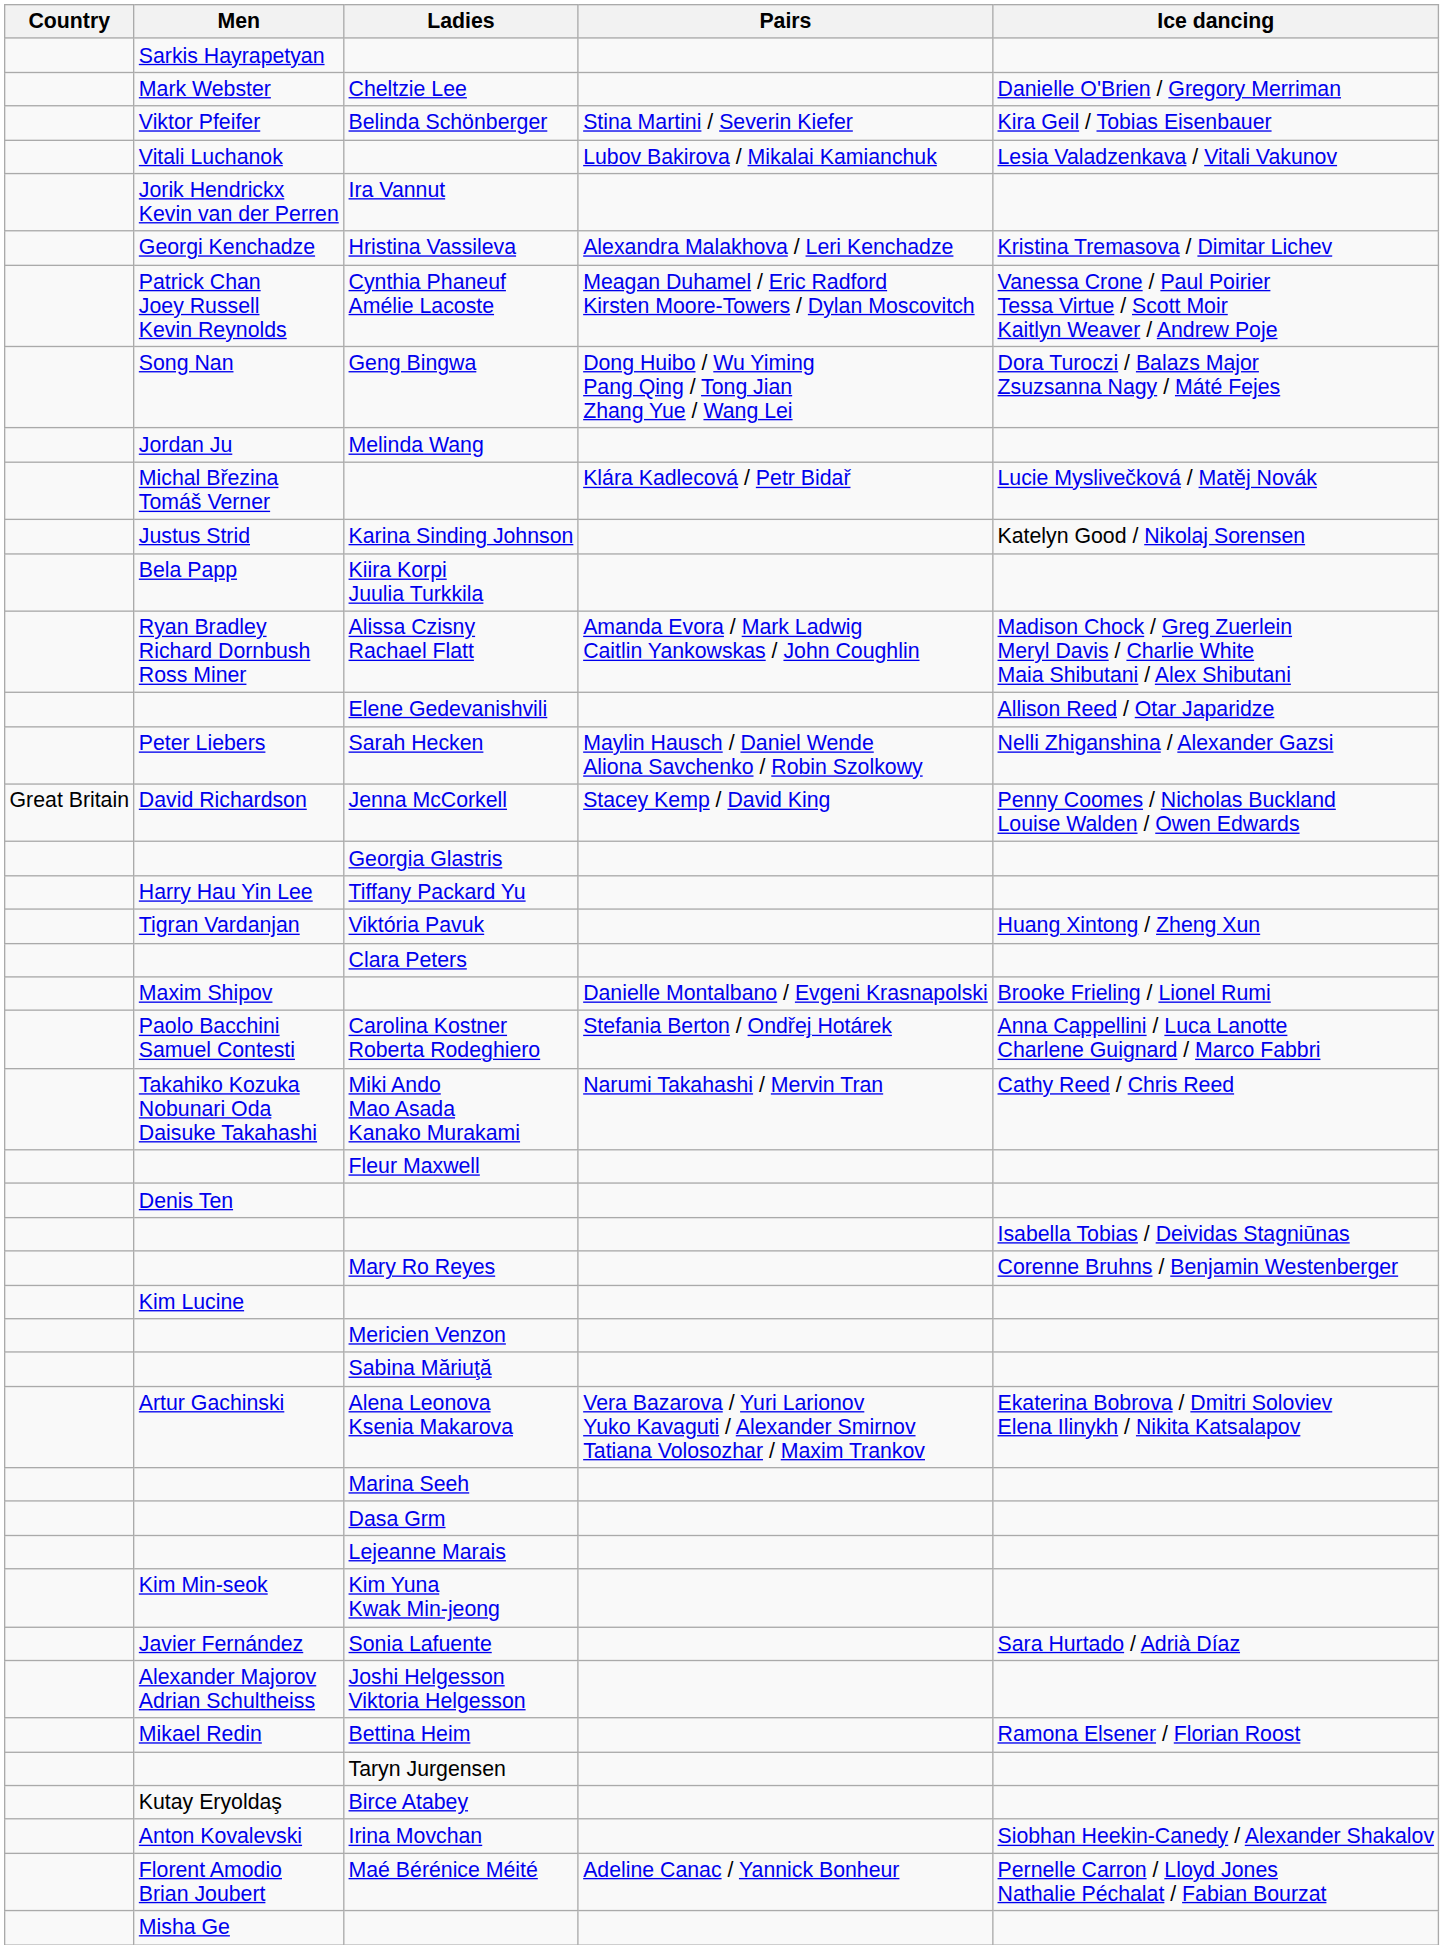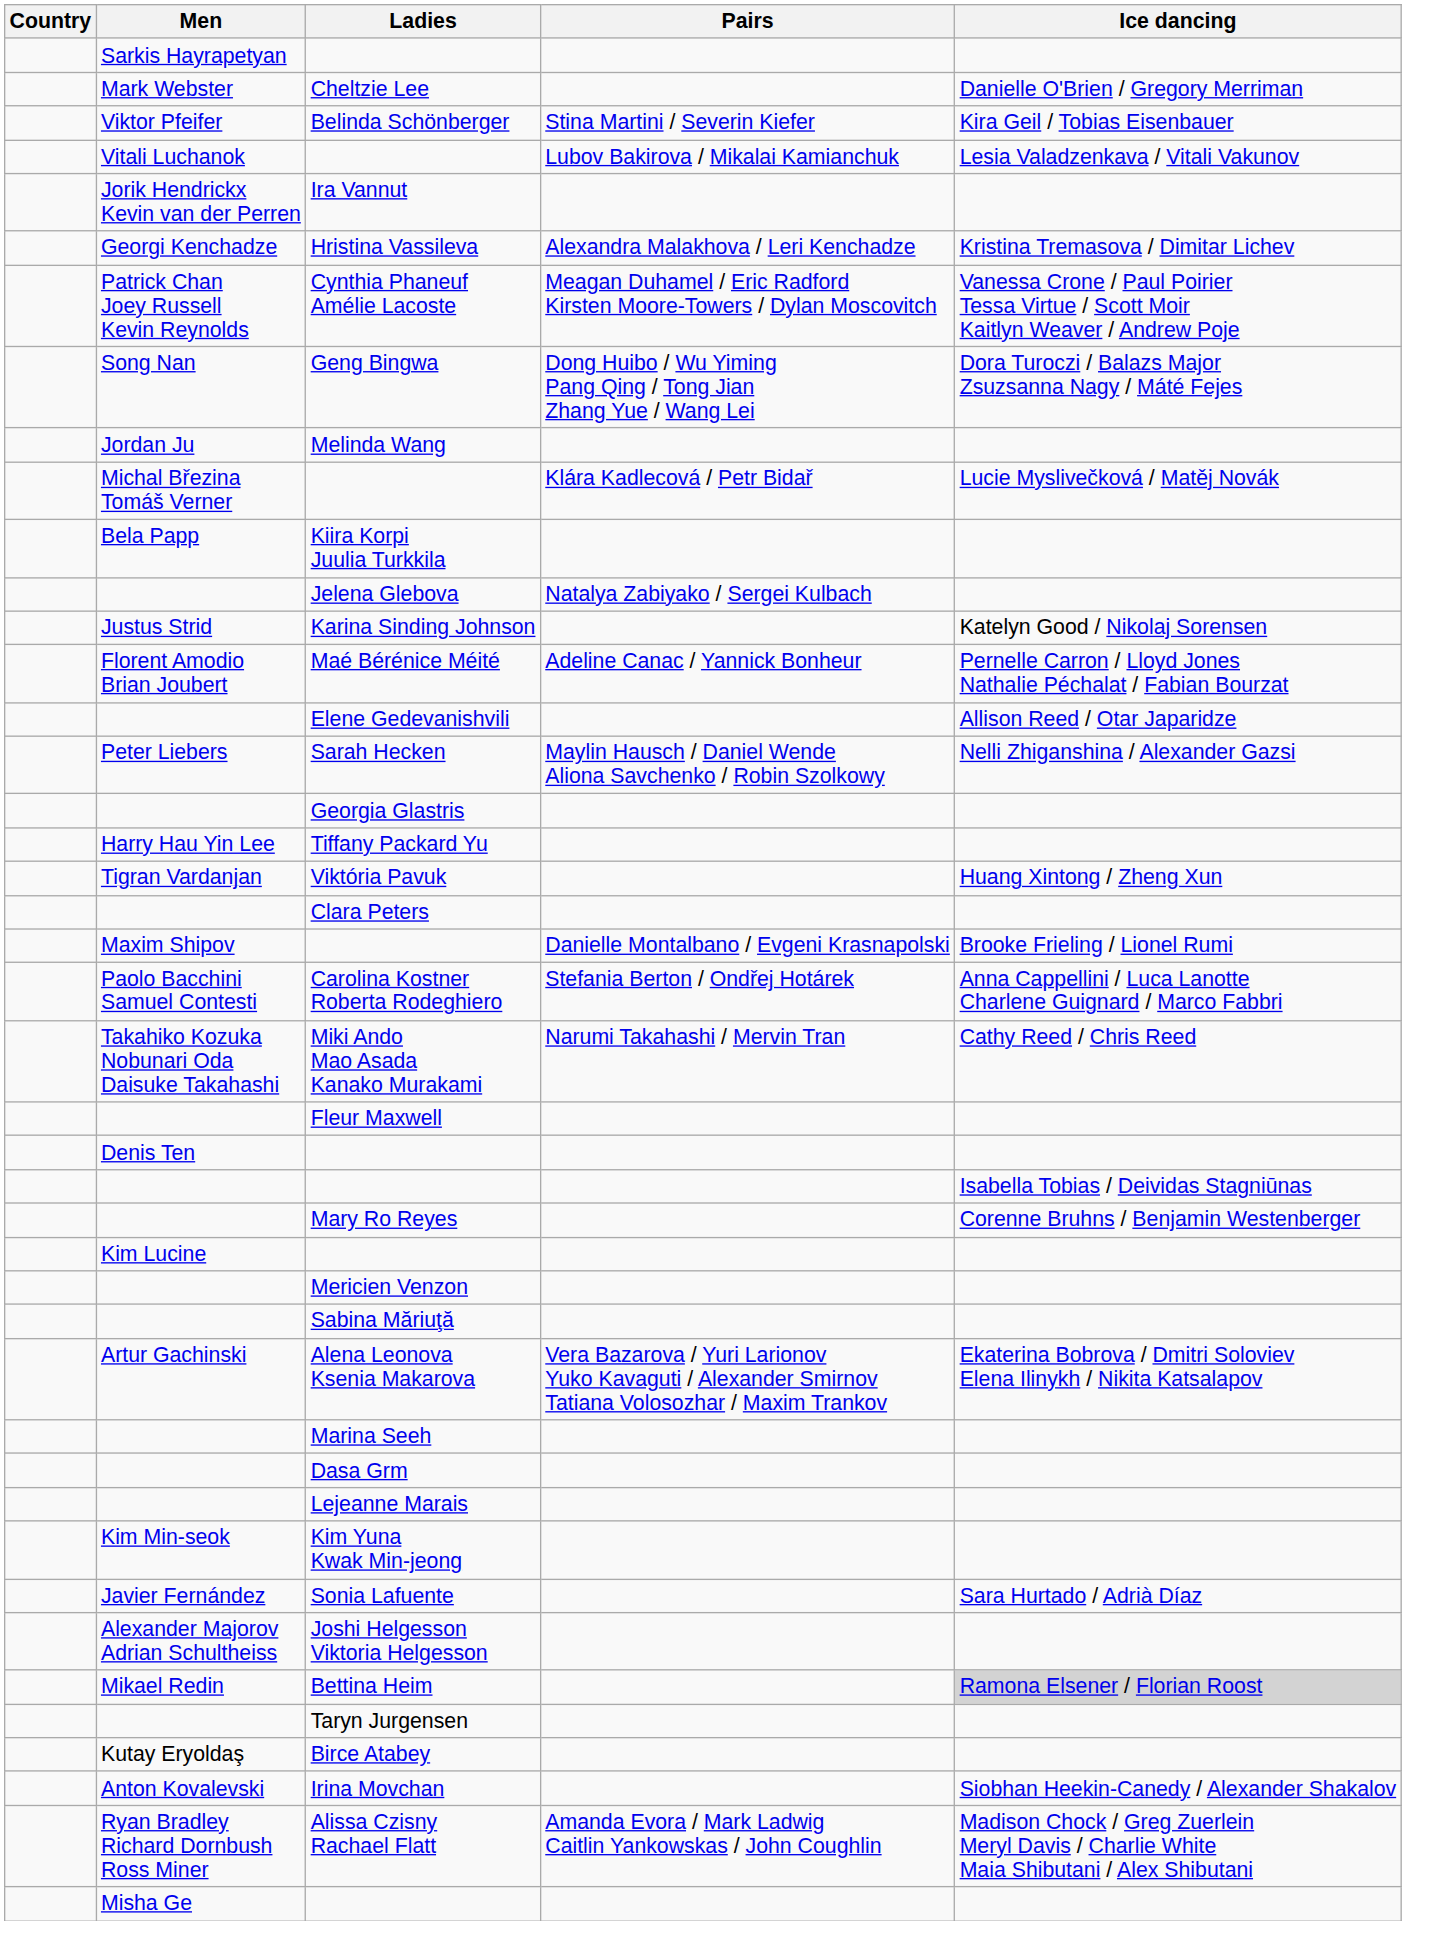rows swapped: (194, 536) <-> (188, 569)
+ row: (201, 594)
rows swapped: (210, 1881) <-> (225, 651)
- row: (223, 800)
(1149, 1734) no background -> (1111, 1686) lightgrey background
